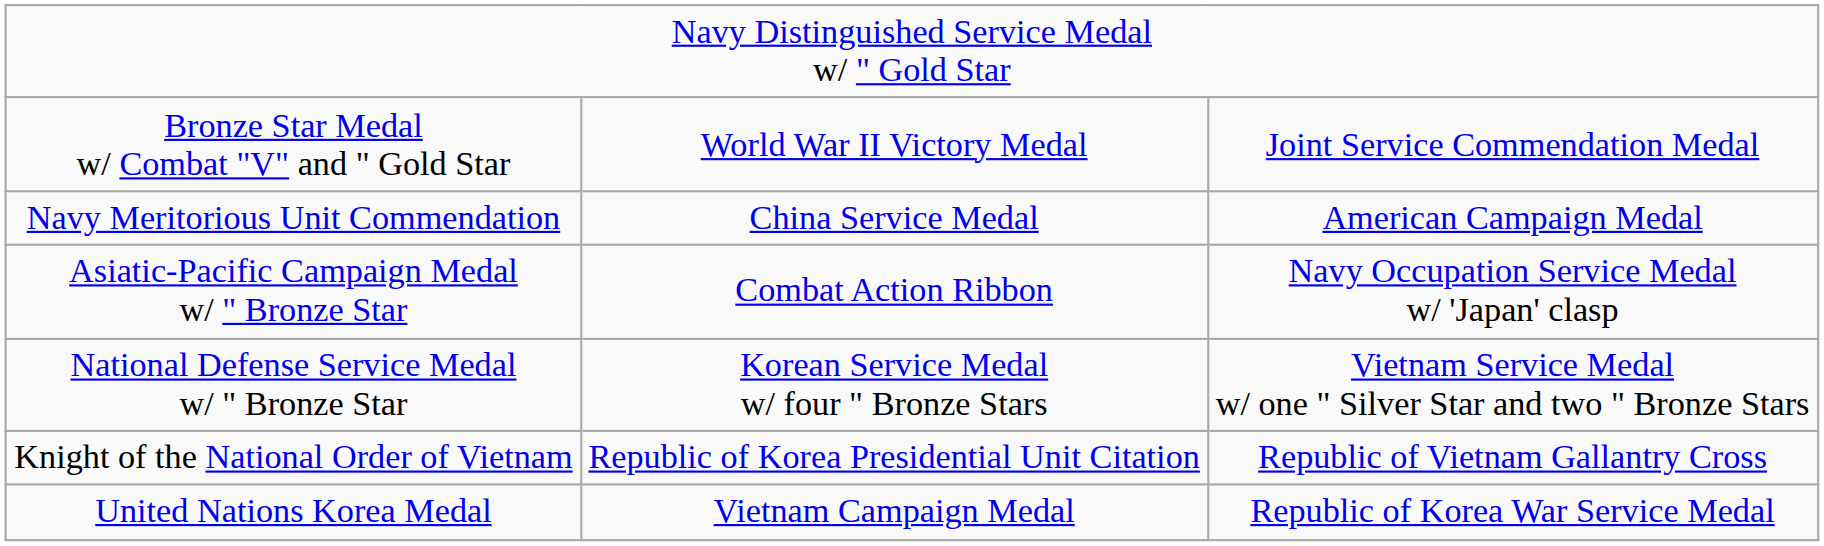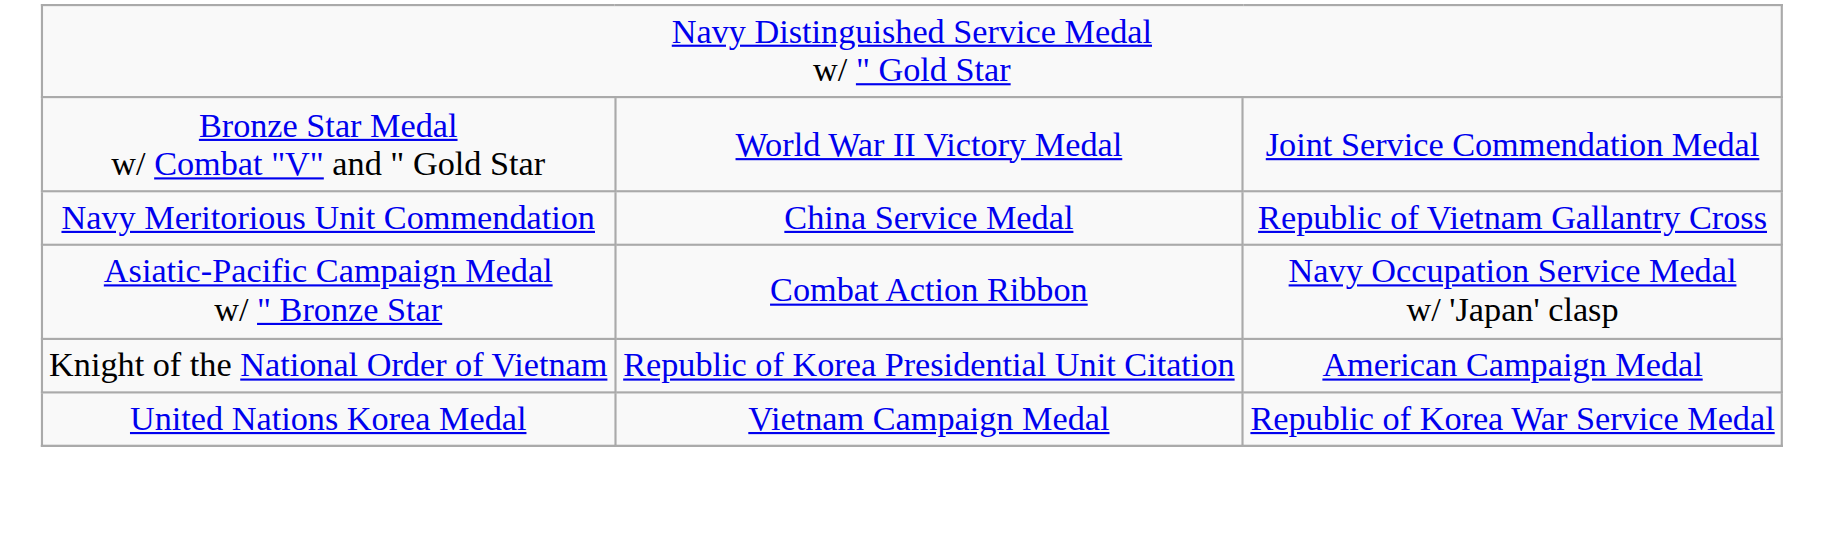(1513, 217) American Campaign Medal -> (1513, 217) Republic of Vietnam Gallantry Cross
- row: (293, 383)
(1513, 457) Republic of Vietnam Gallantry Cross -> (1513, 364) American Campaign Medal
